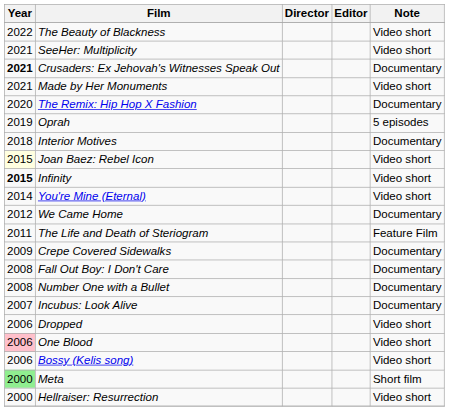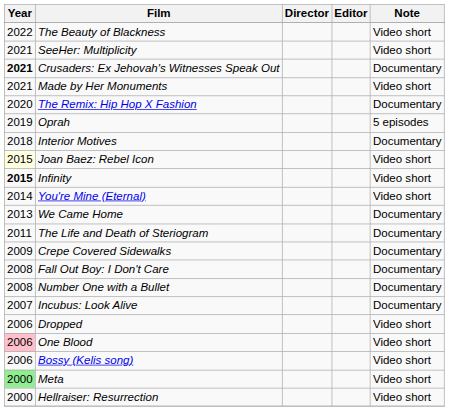(20, 214) 2012 -> (20, 214) 2013
(405, 232) Feature Film -> (407, 232) Documentary
(397, 379) Short film -> (402, 379) Video short
